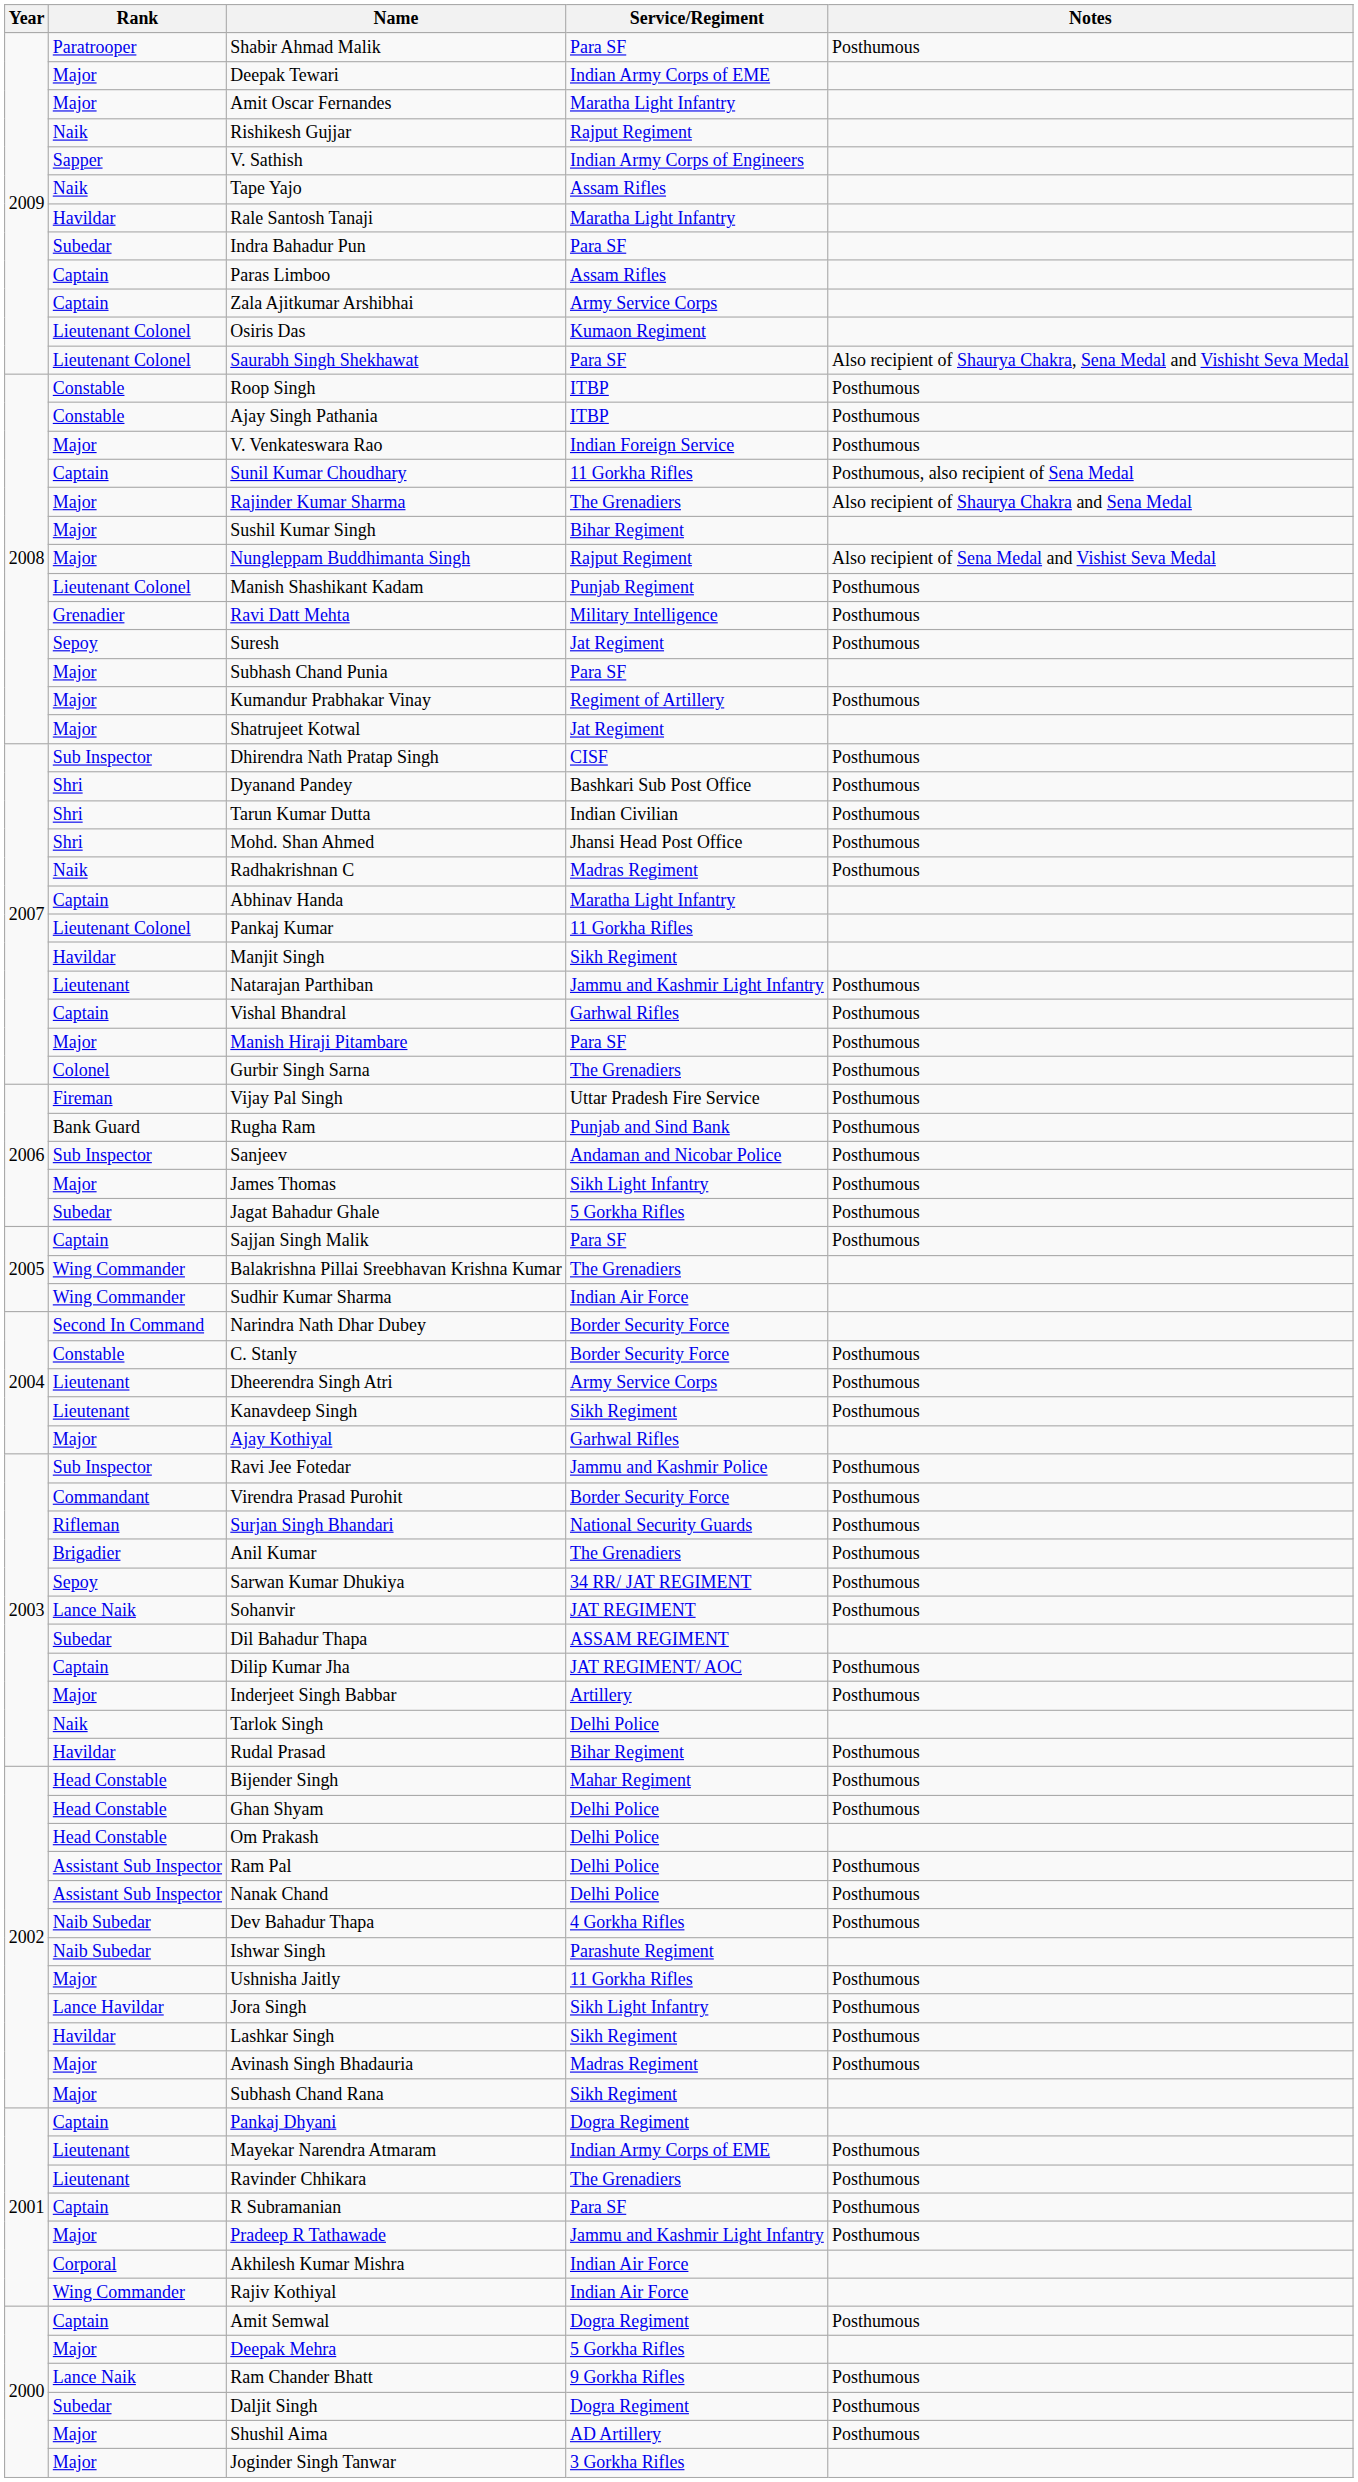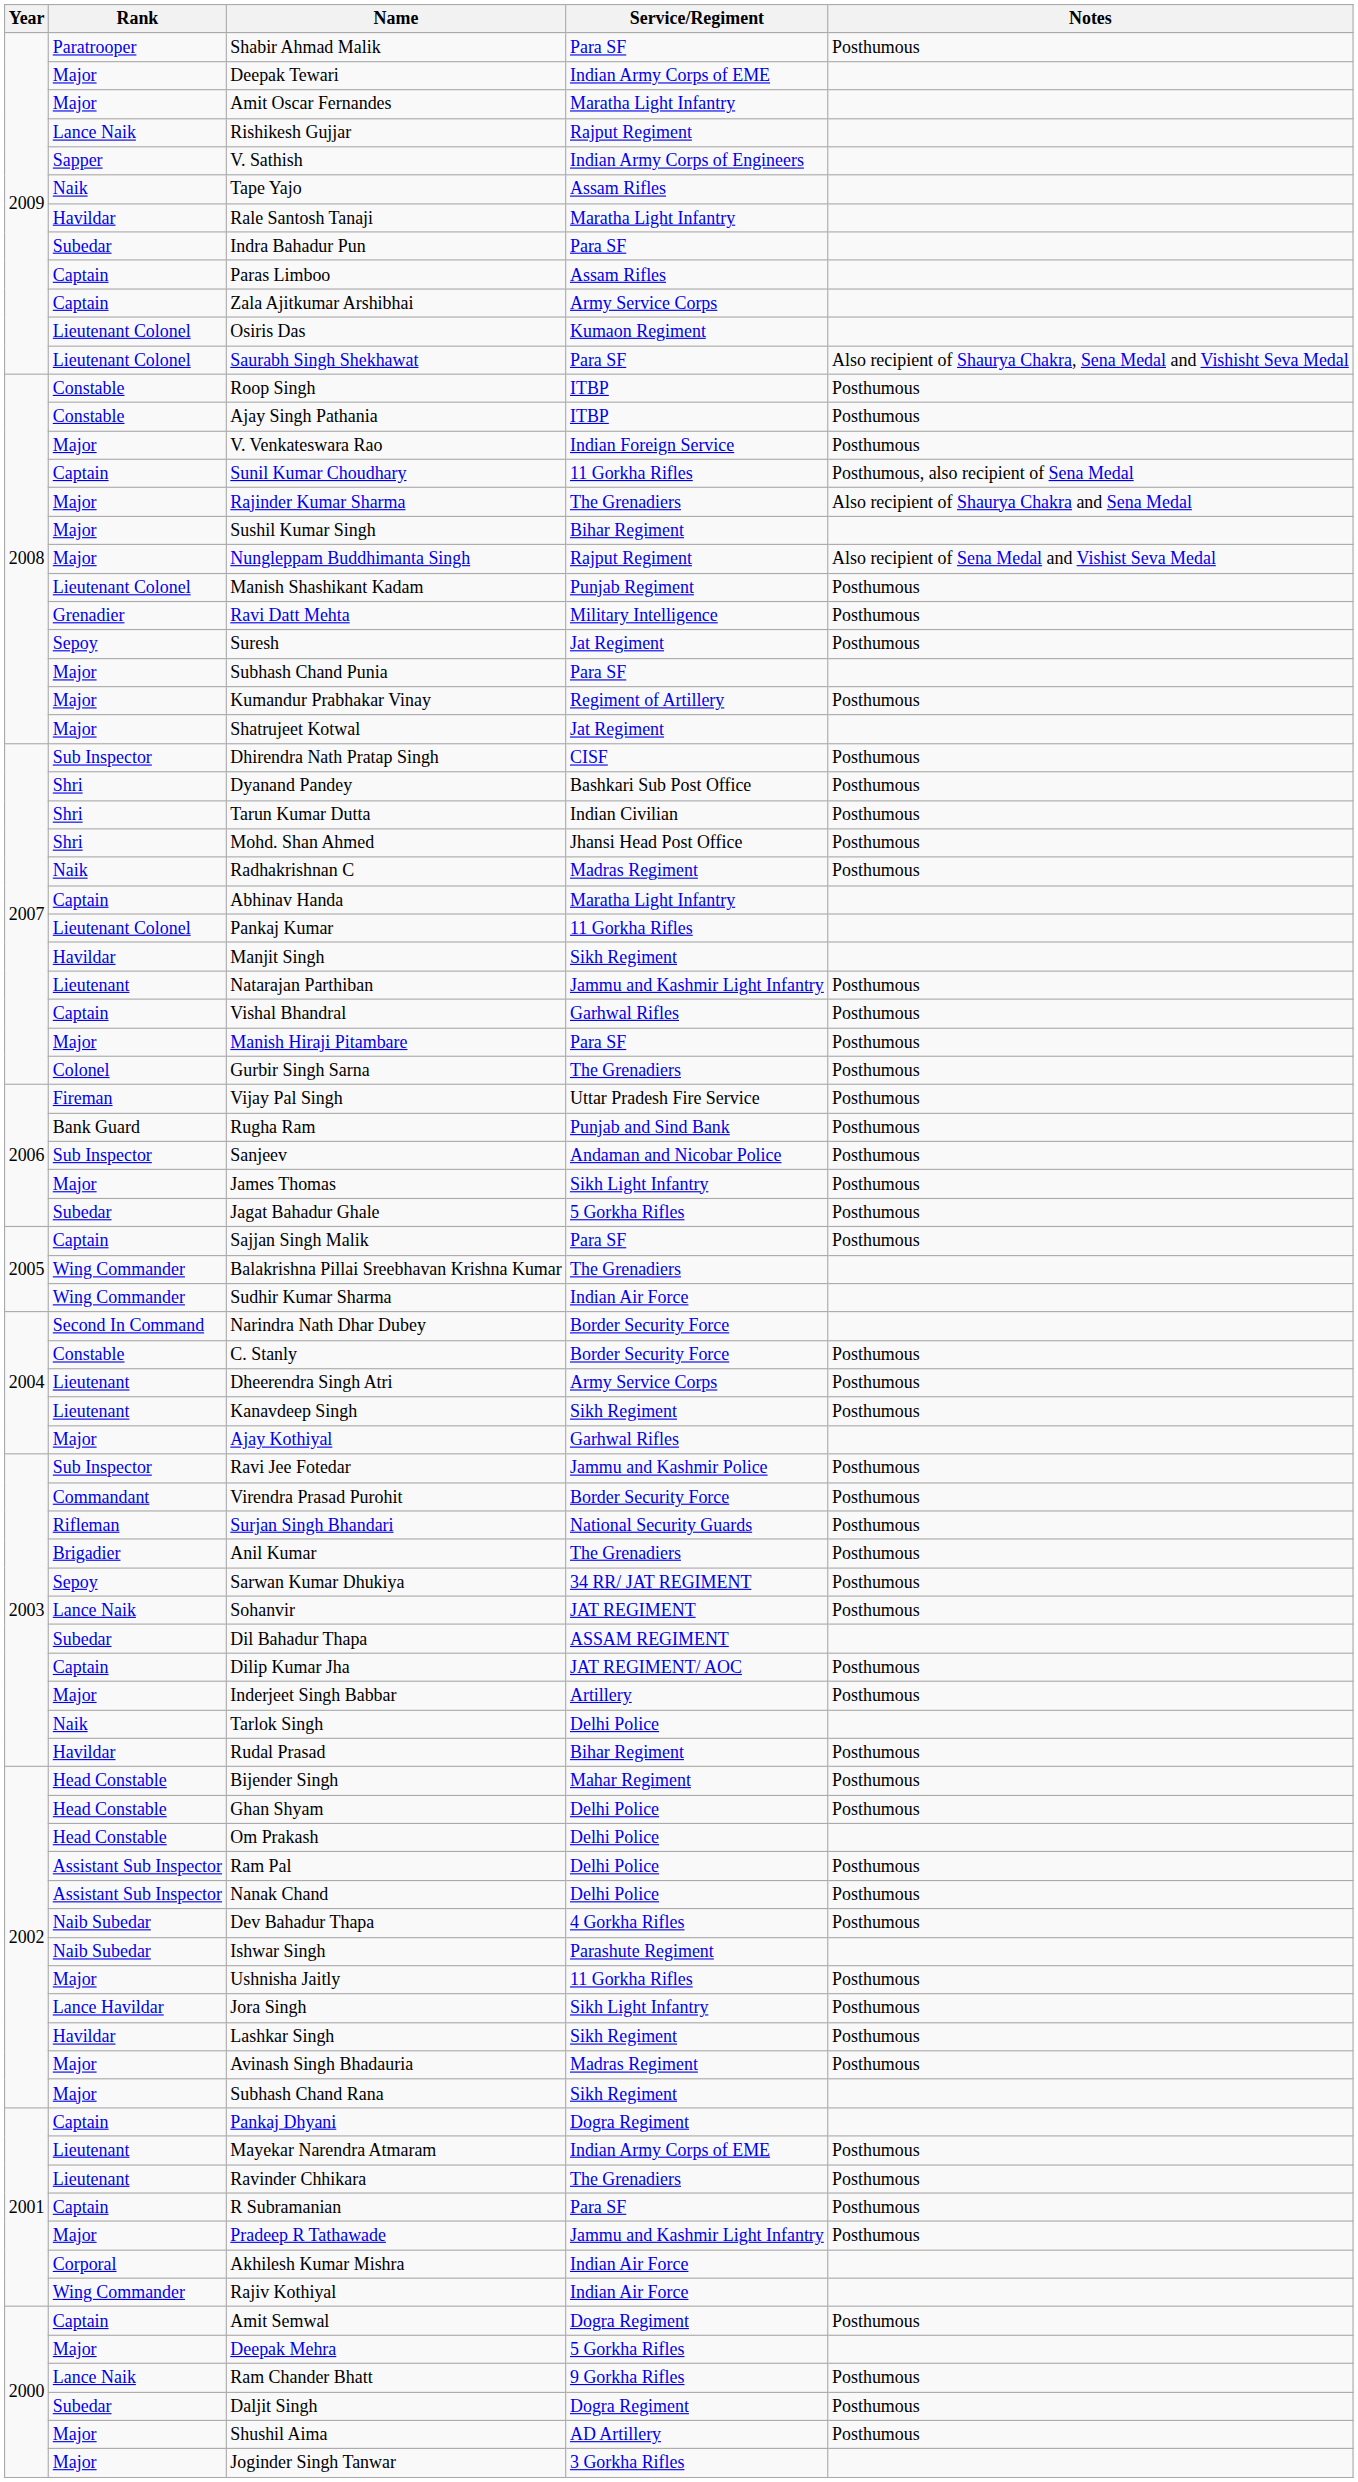(70, 132) Naik -> (94, 132) Lance Naik
